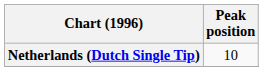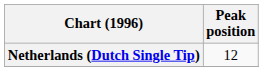(231, 54) 10 -> (231, 54) 12
